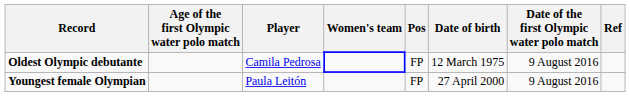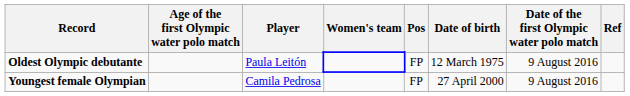(283, 62) Camila Pedrosa -> (276, 62) Paula Leitón
(276, 82) Paula Leitón -> (283, 82) Camila Pedrosa
